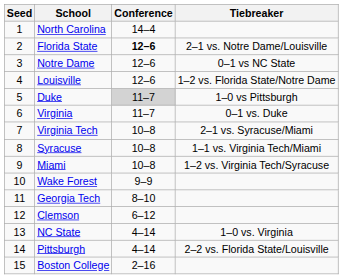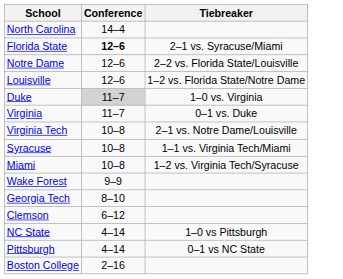- column: (20, 13)
(257, 47) 2–1 vs. Notre Dame/Louisville -> (226, 47) 2–1 vs. Syracuse/Miami
(257, 63) 0–1 vs NC State -> (226, 63) 2–2 vs. Florida State/Louisville
(257, 97) 1–0 vs Pittsburgh -> (226, 97) 1–0 vs. Virginia
(257, 131) 2–1 vs. Syracuse/Miami -> (226, 131) 2–1 vs. Notre Dame/Louisville
(257, 232) 1–0 vs. Virginia -> (226, 232) 1–0 vs Pittsburgh
(257, 249) 2–2 vs. Florida State/Louisville -> (226, 249) 0–1 vs NC State
